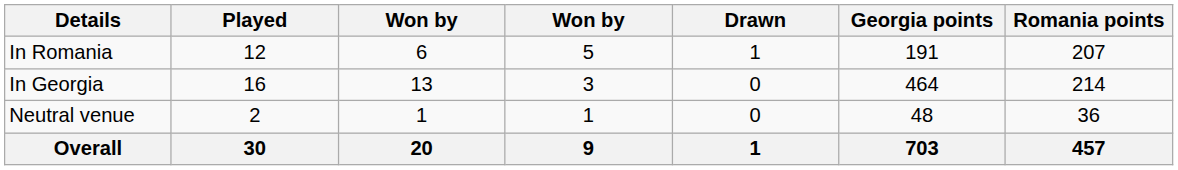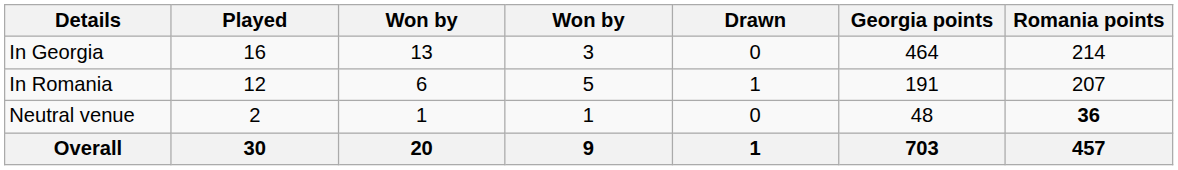rows swapped: (56, 84) <-> (61, 52)
(1089, 116) normal -> (1089, 116) bold
